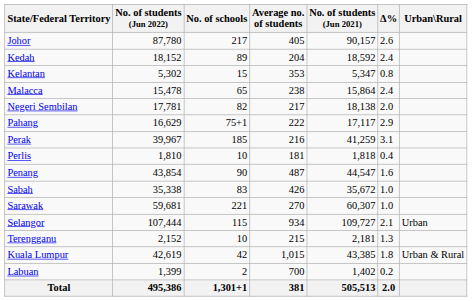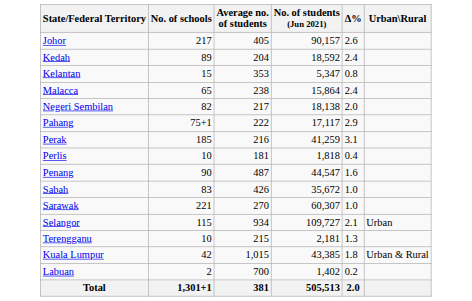- column: (148, 18)
